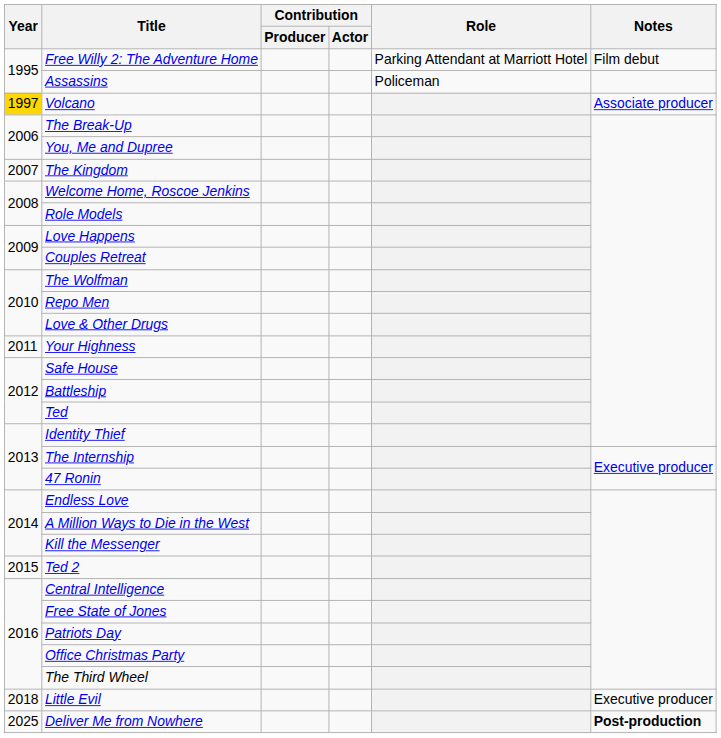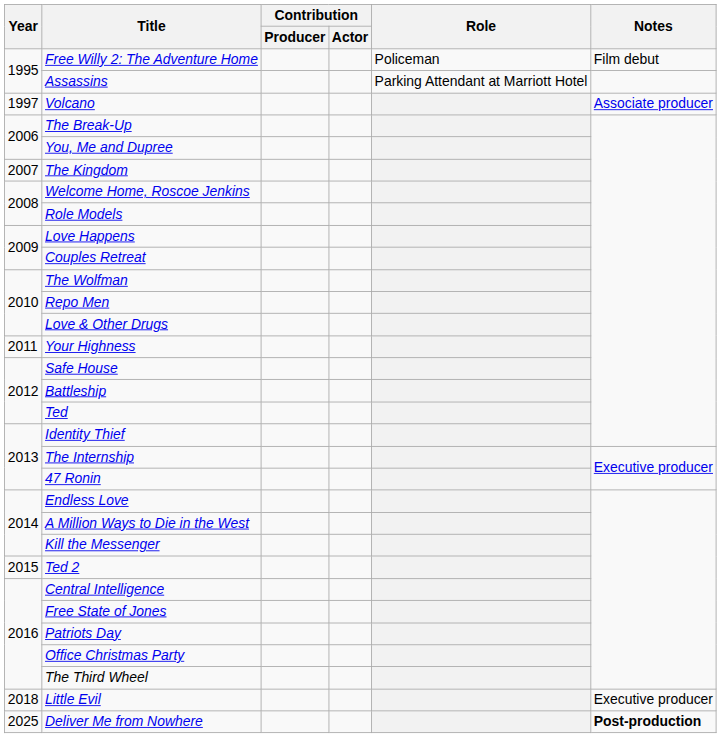(481, 59) Parking Attendant at Marriott Hotel -> (407, 59) Policeman
(407, 81) Policeman -> (481, 81) Parking Attendant at Marriott Hotel
(23, 103) gold background -> (23, 103) no background
